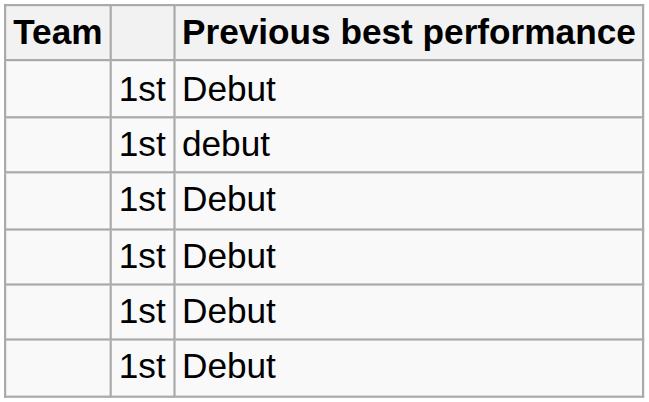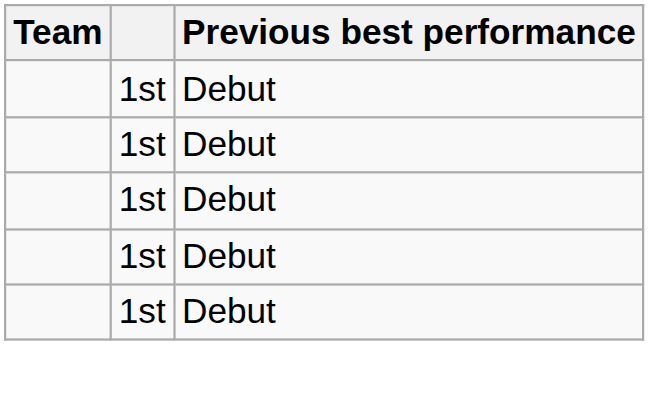- row: (58, 145)
